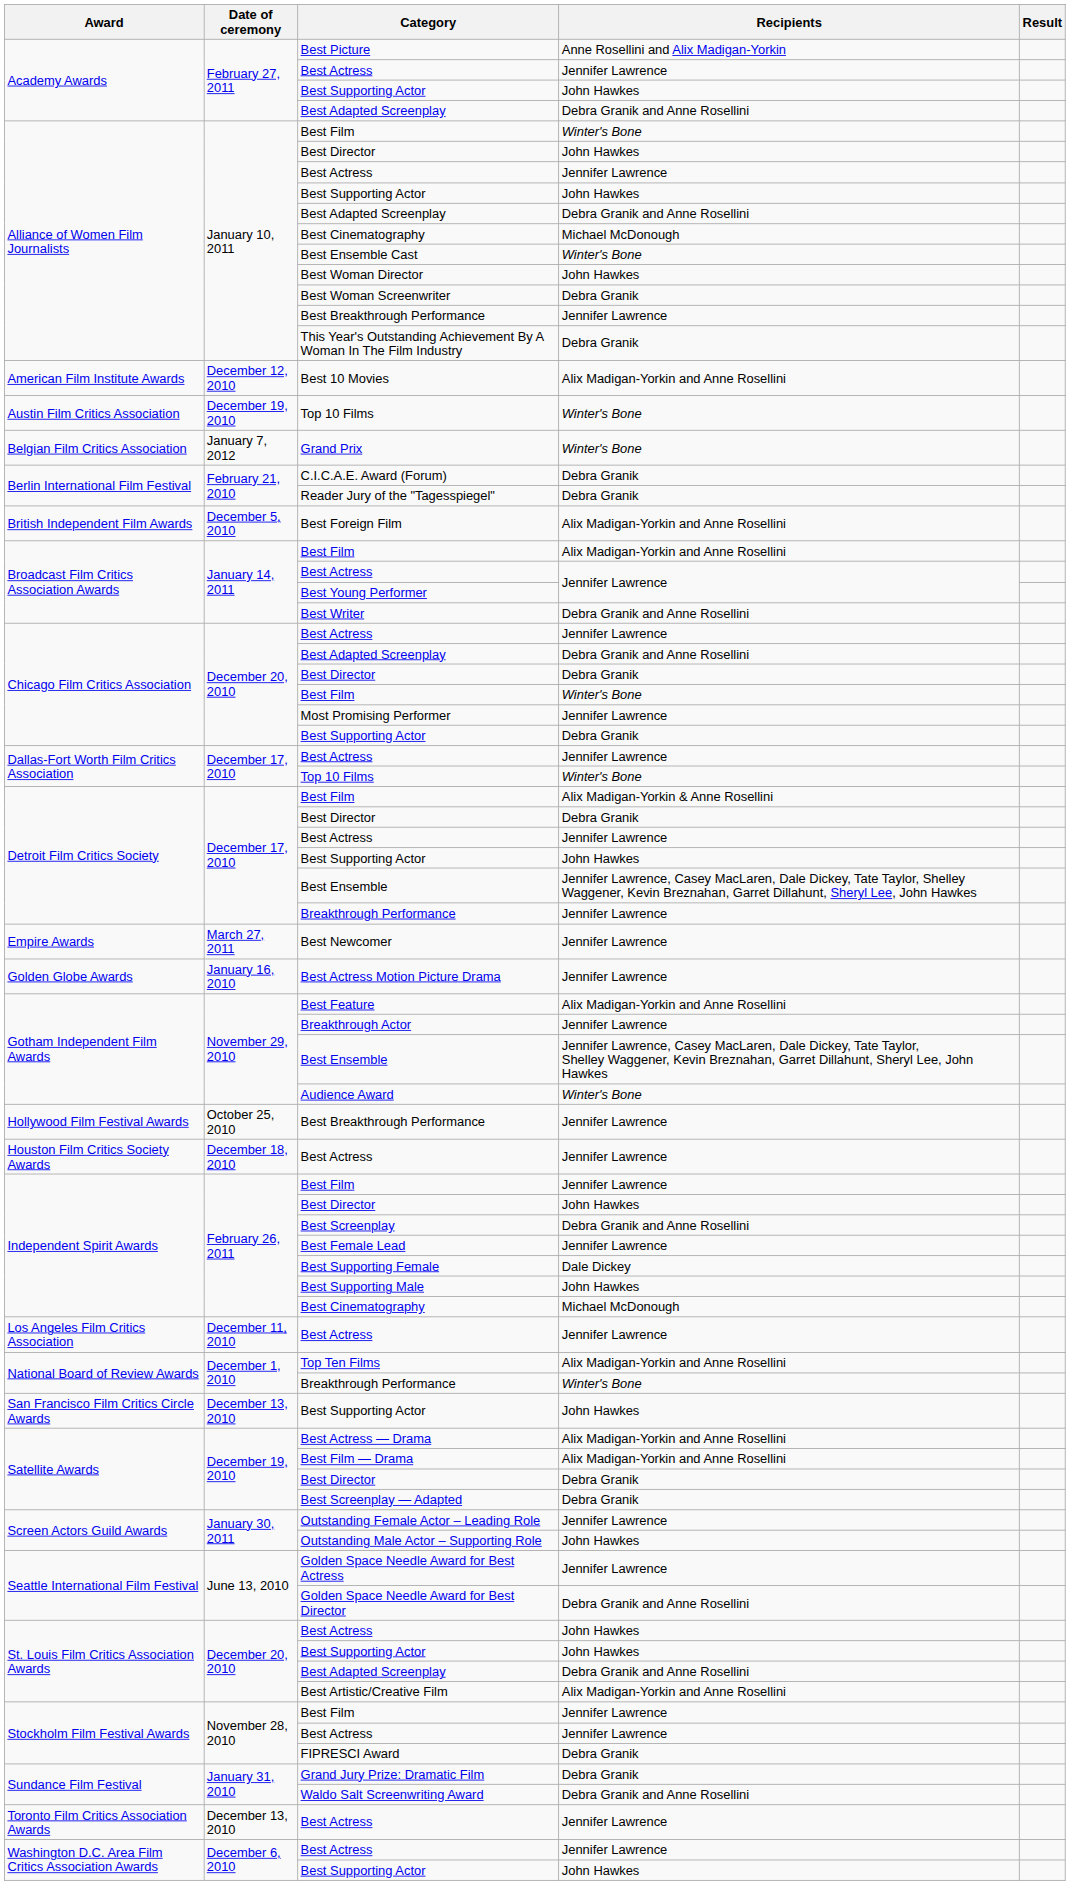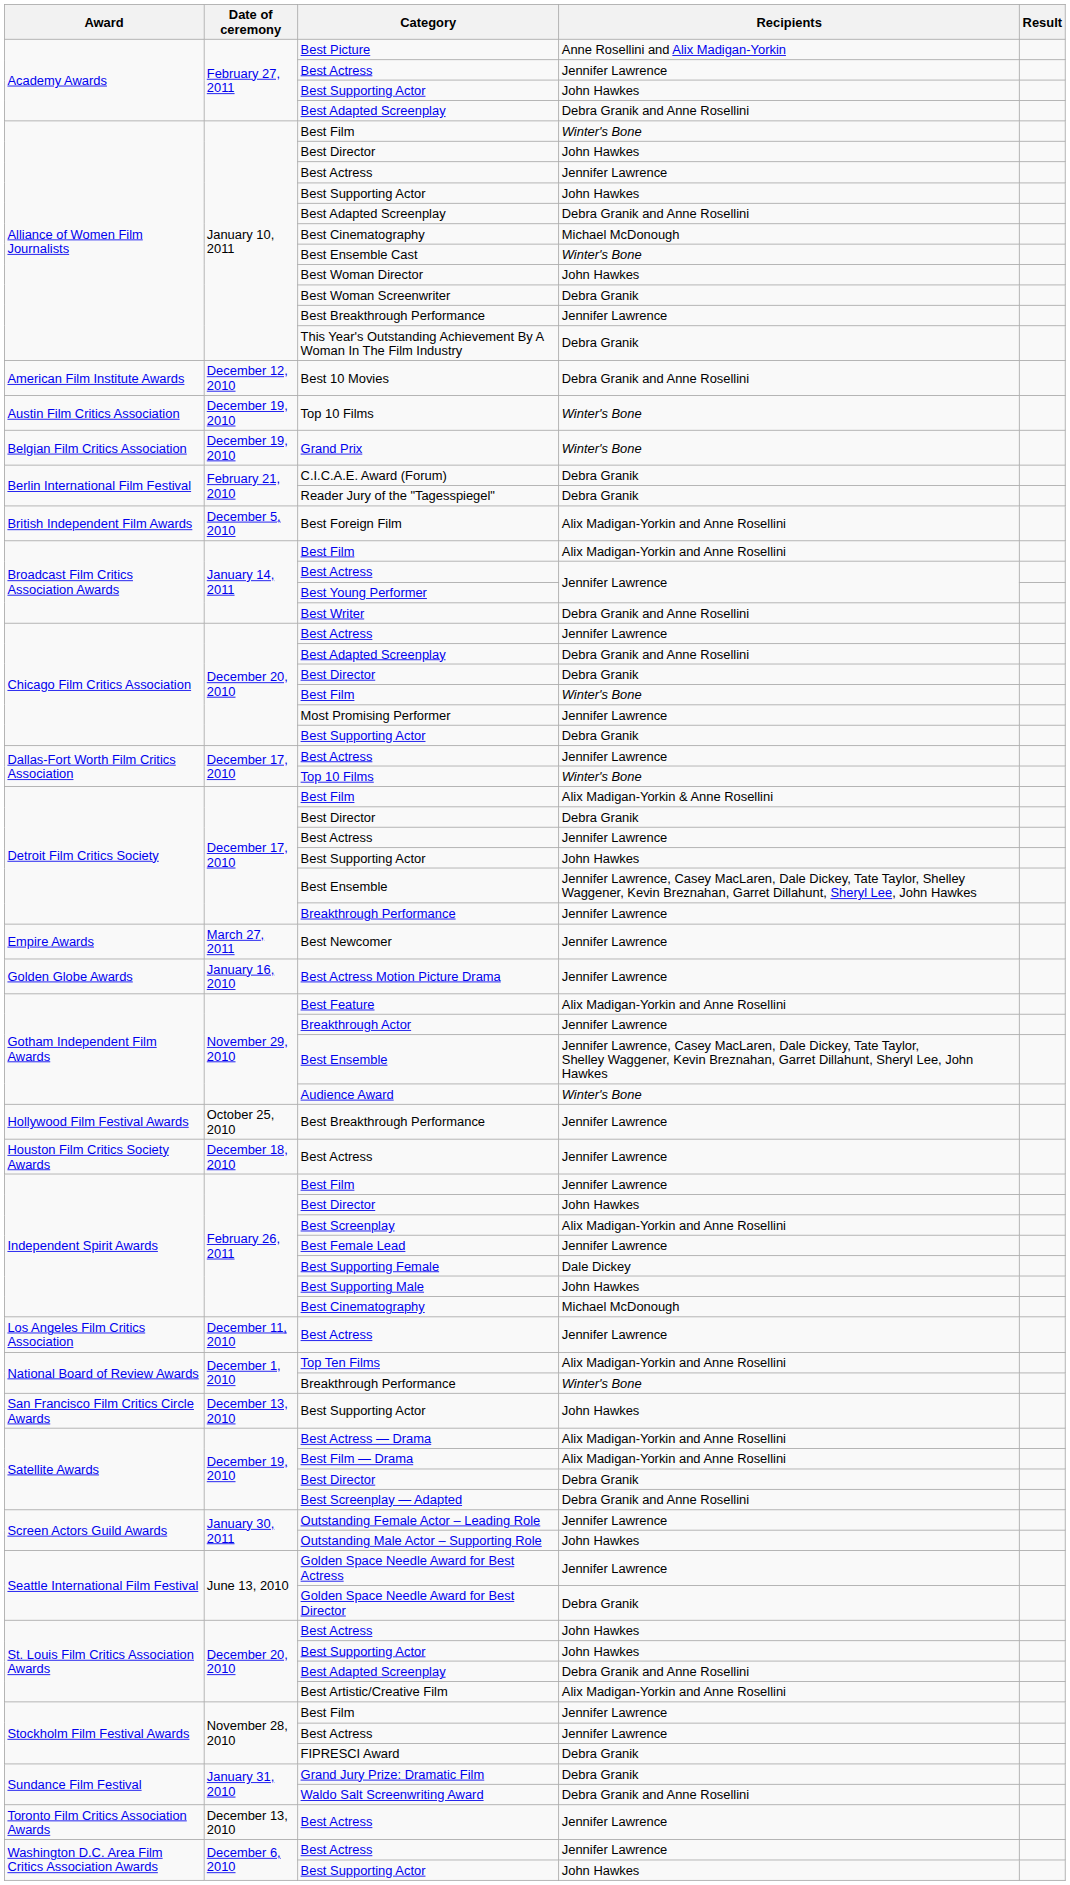(674, 378) Alix Madigan-Yorkin and Anne Rosellini -> (655, 378) Debra Granik and Anne Rosellini
(237, 448) January 7, 2012 -> (247, 448) December 19, 2010
(655, 1225) Debra Granik and Anne Rosellini -> (674, 1225) Alix Madigan-Yorkin and Anne Rosellini
(600, 1500) Debra Granik -> (655, 1500) Debra Granik and Anne Rosellini
(655, 1603) Debra Granik and Anne Rosellini -> (600, 1603) Debra Granik
